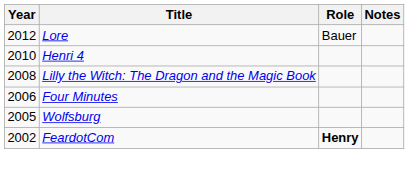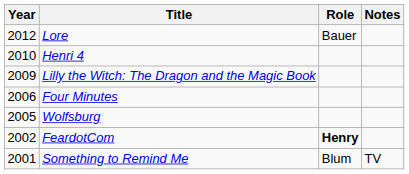(22, 76) 2008 -> (22, 76) 2009
+ row: (115, 158)
